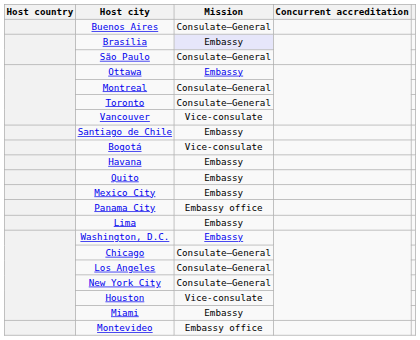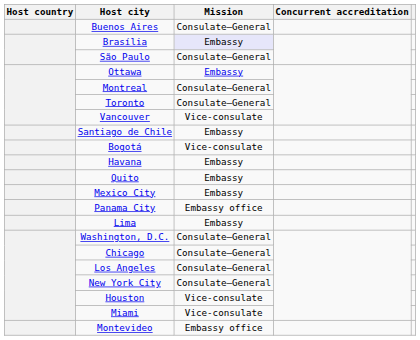(224, 238) Embassy -> (224, 238) Consulate–General
(224, 313) Embassy -> (224, 313) Vice-consulate
